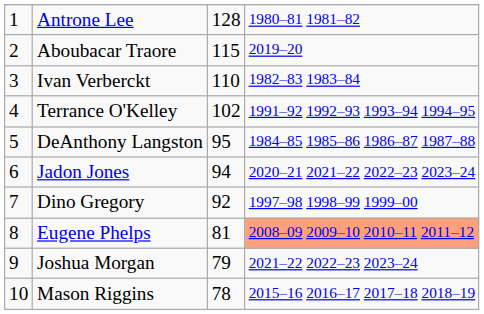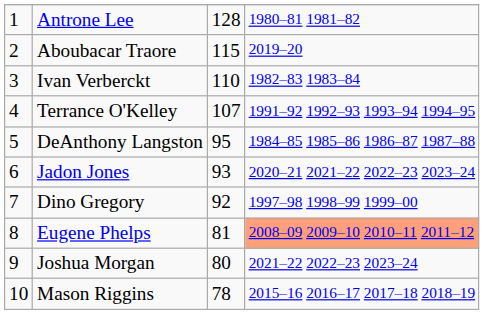(226, 111) 102 -> (226, 111) 107
(221, 171) 94 -> (221, 171) 93
(221, 263) 79 -> (221, 263) 80
